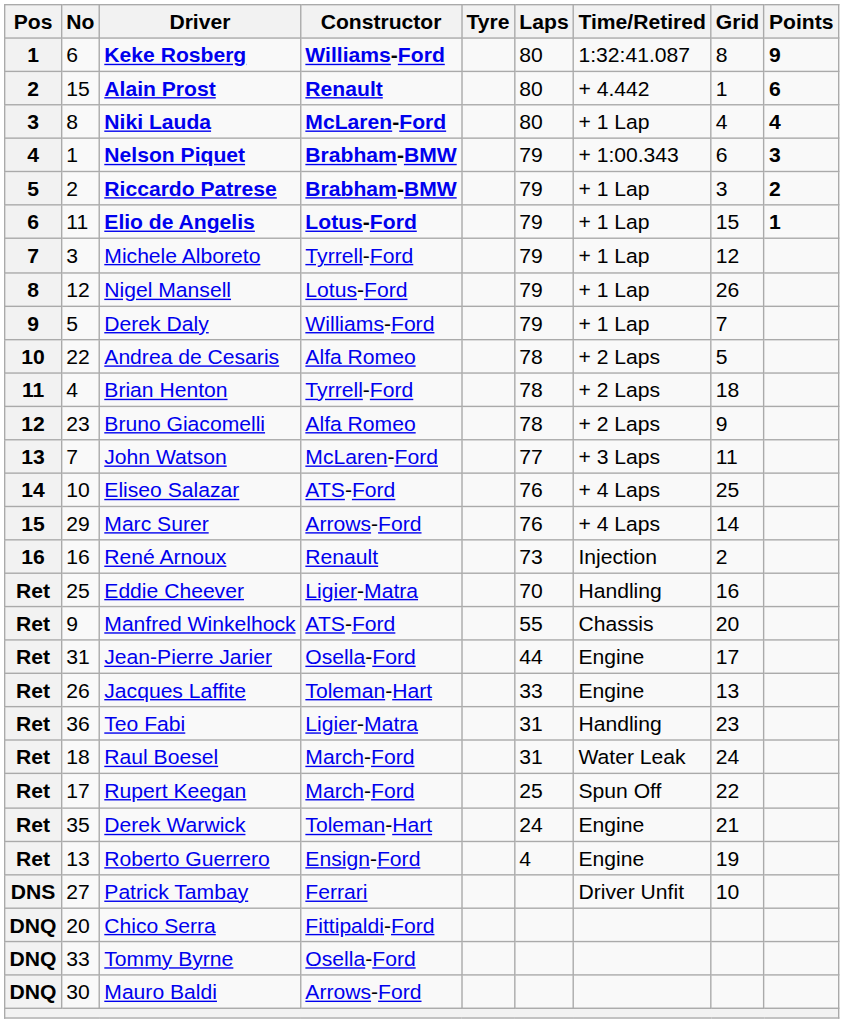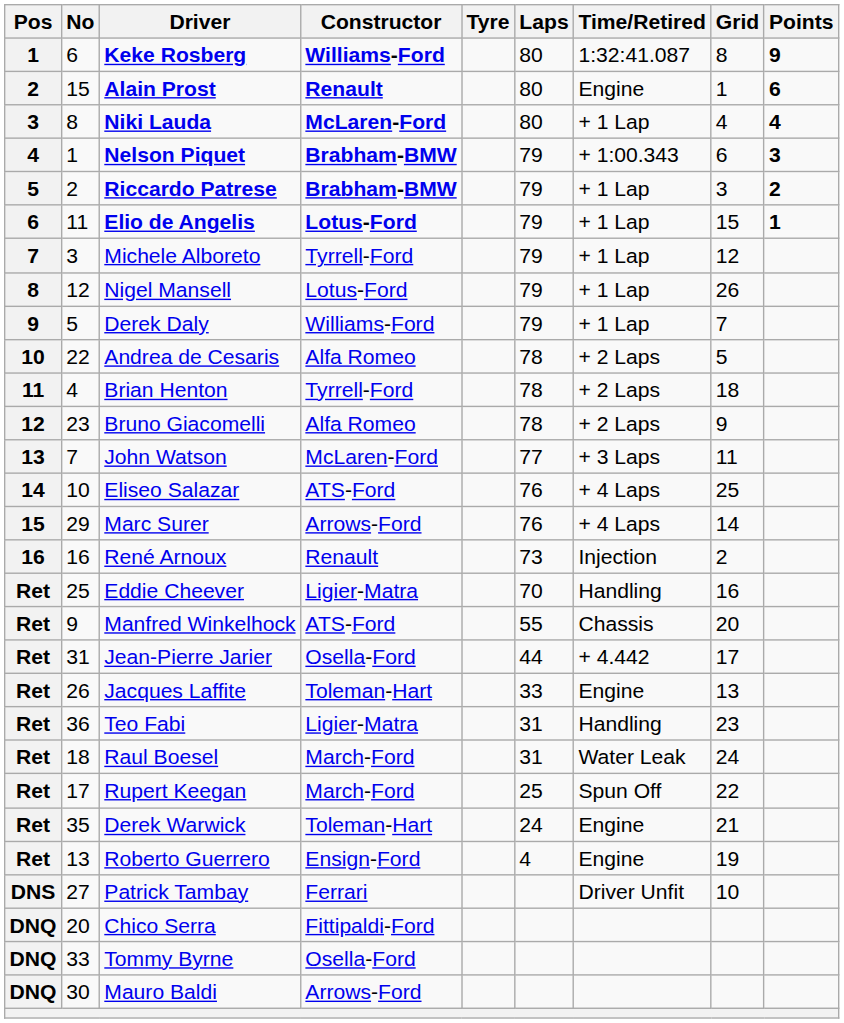(614, 88) + 4.442 -> (611, 88) Engine
(611, 657) Engine -> (614, 657) + 4.442
